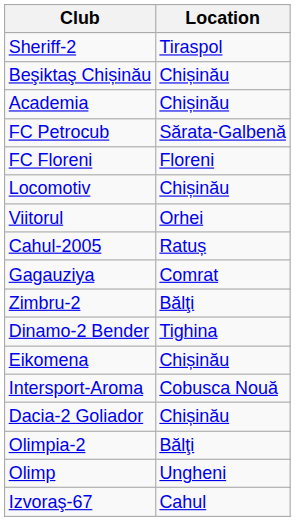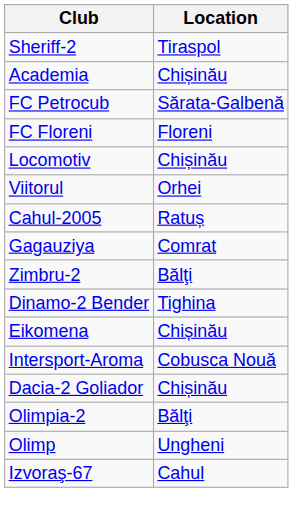- row: (80, 75)
